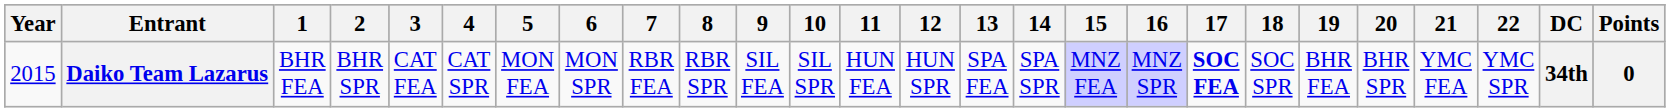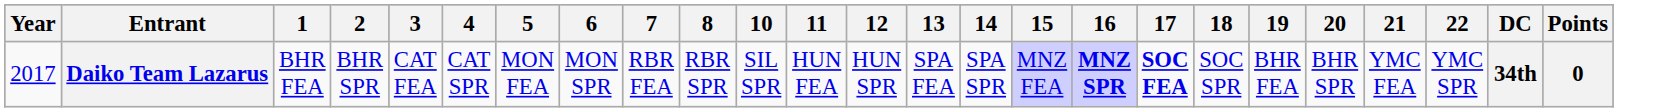- column: (762, 22)
(33, 73) 2015 -> (33, 73) 2017
(1157, 73) normal -> (1104, 73) bold
